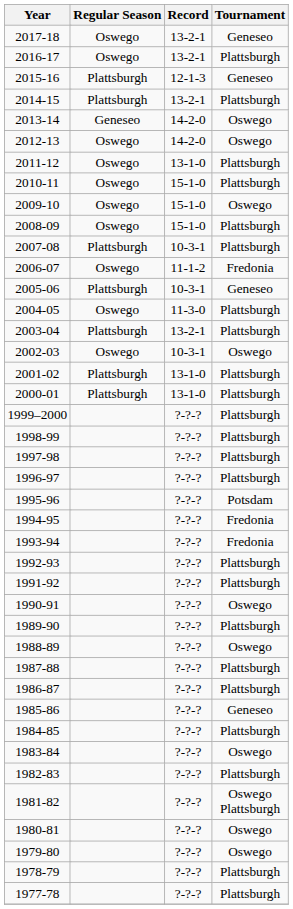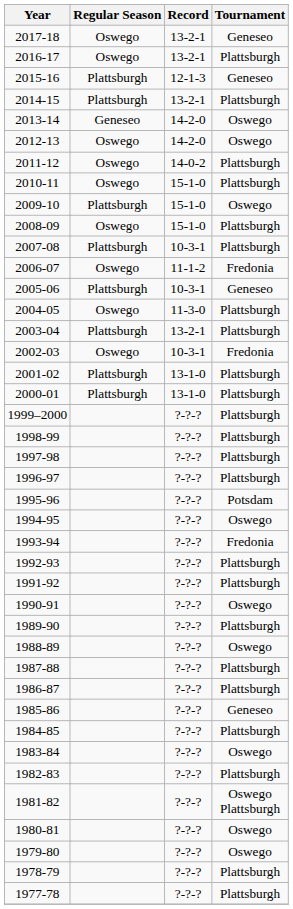(188, 162) 13-1-0 -> (188, 162) 14-0-2
(117, 204) Oswego -> (117, 204) Plattsburgh
(250, 352) Oswego -> (250, 352) Fredonia
(250, 520) Fredonia -> (250, 520) Oswego
